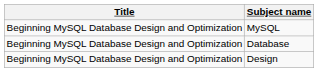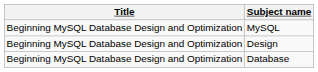rows swapped: (268, 43) <-> (262, 59)
